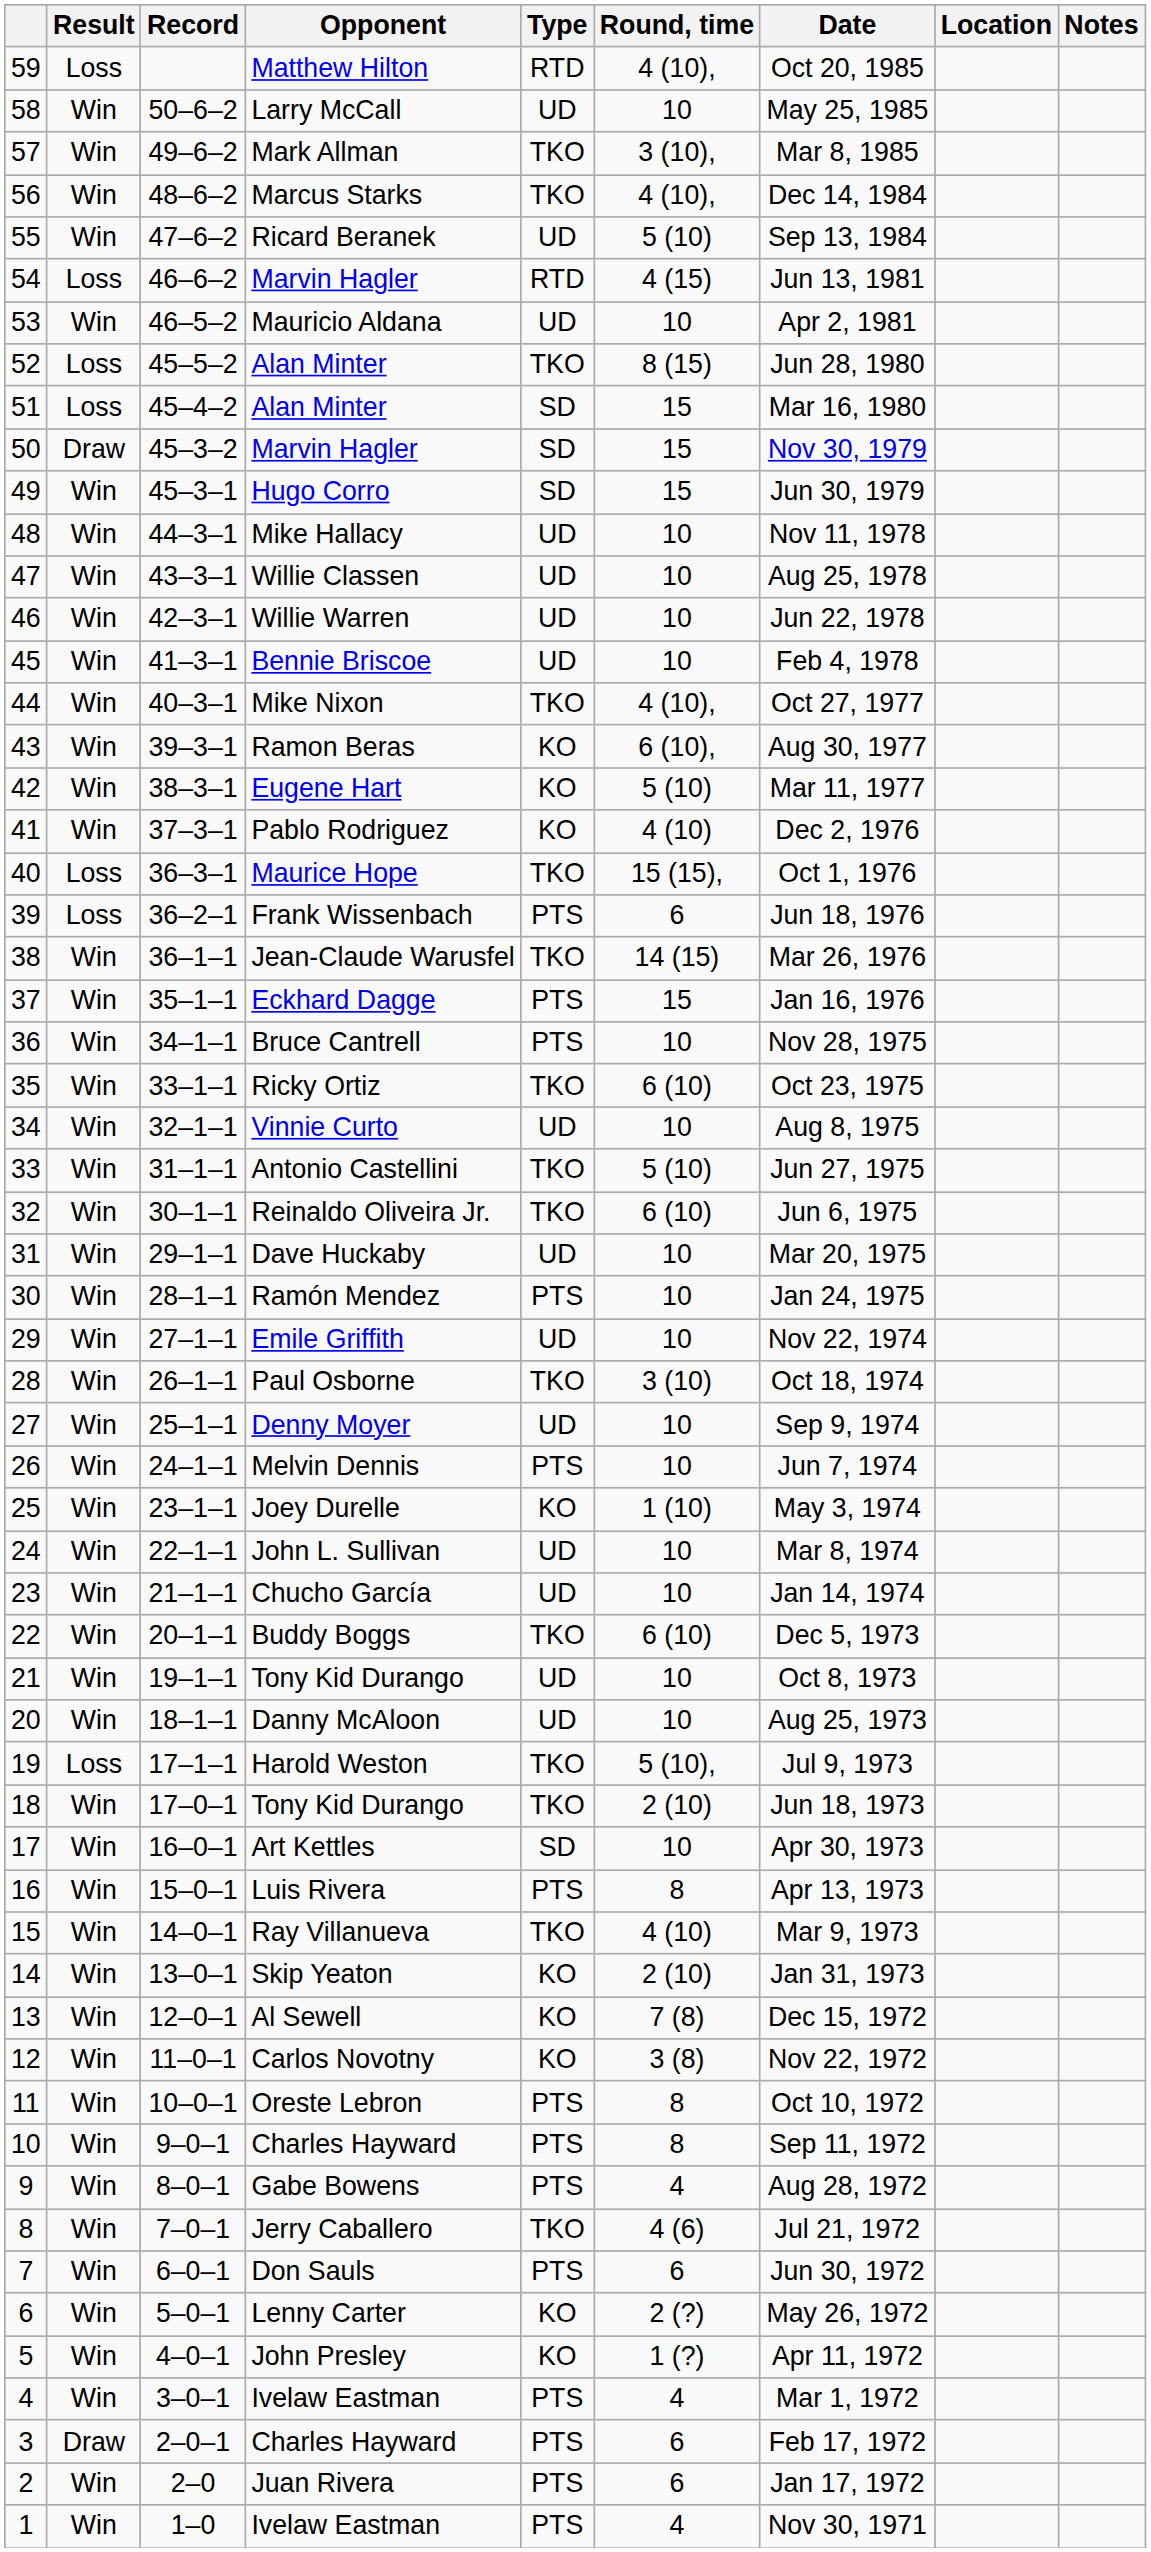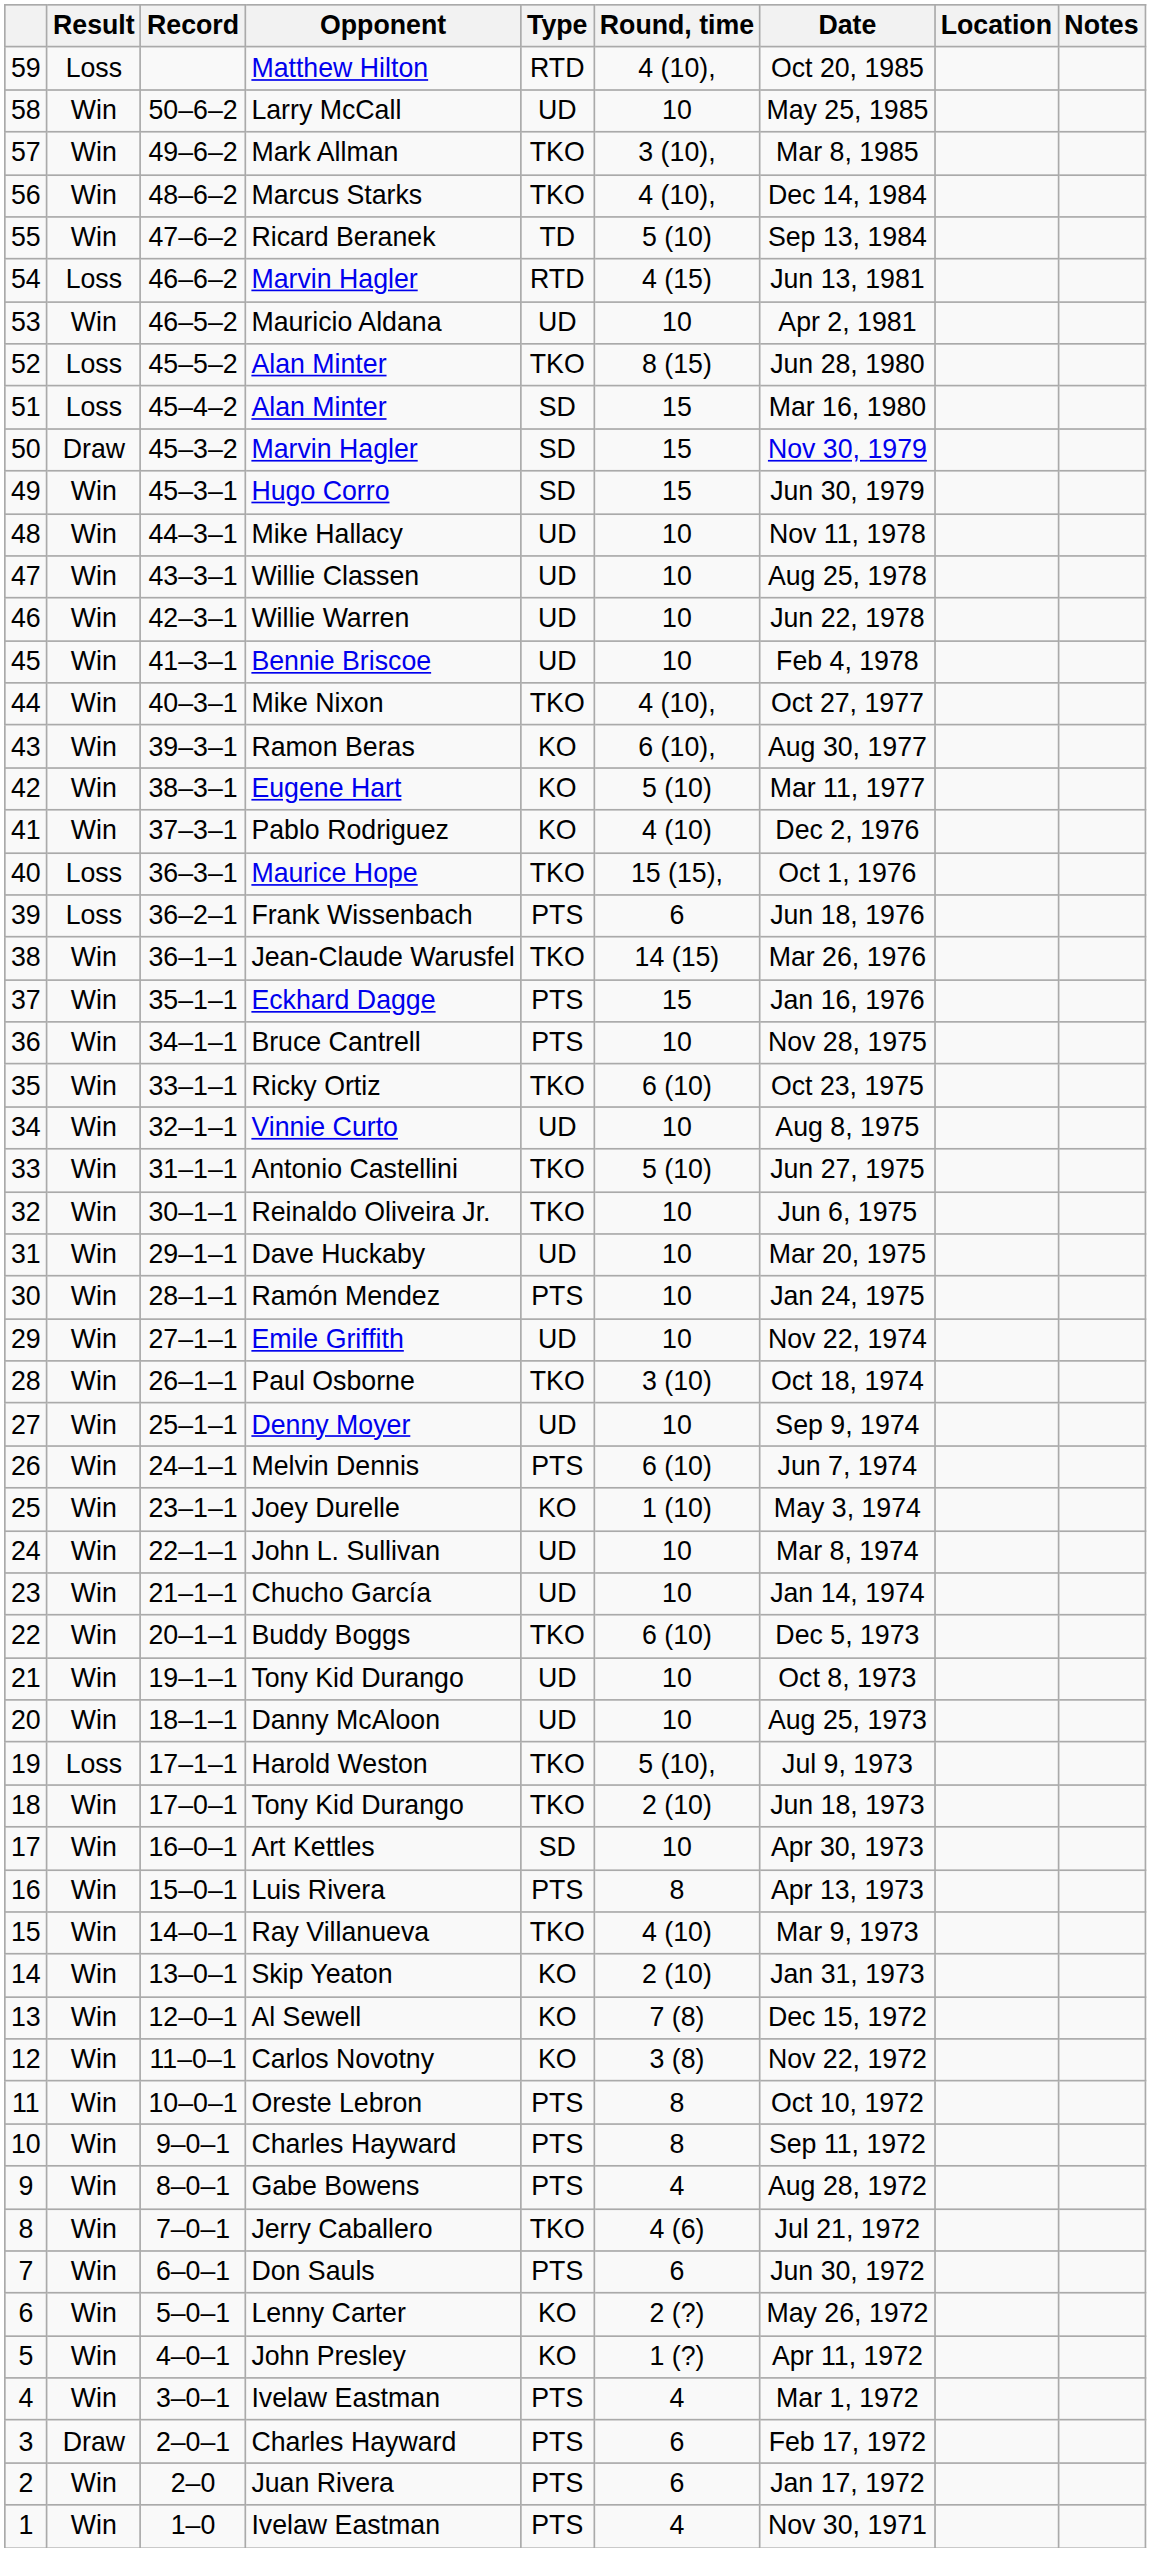(557, 237) UD -> (557, 237) TD
(677, 1212) 6 (10) -> (677, 1212) 10
(677, 1466) 10 -> (677, 1466) 6 (10)
